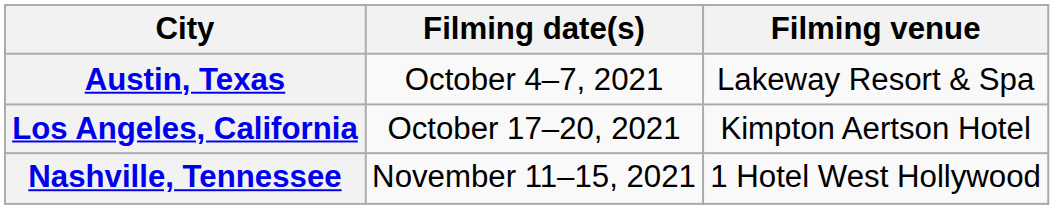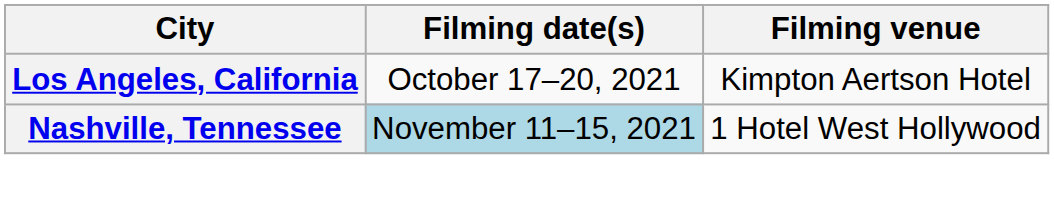- row: (185, 78)
(534, 177) no background -> (534, 128) lightblue background
